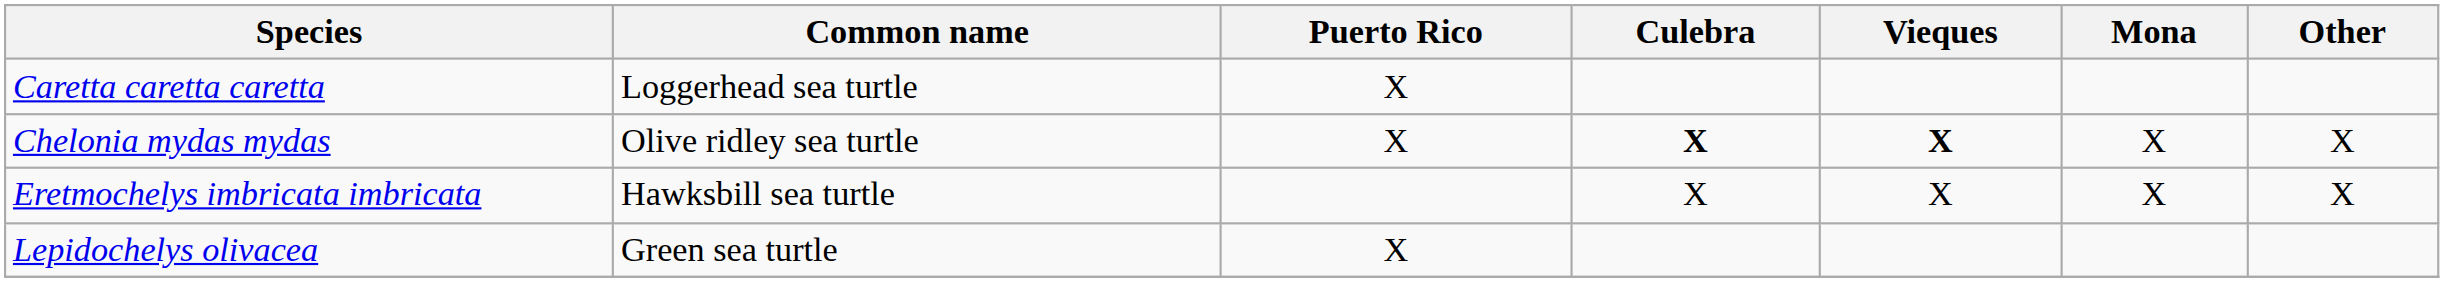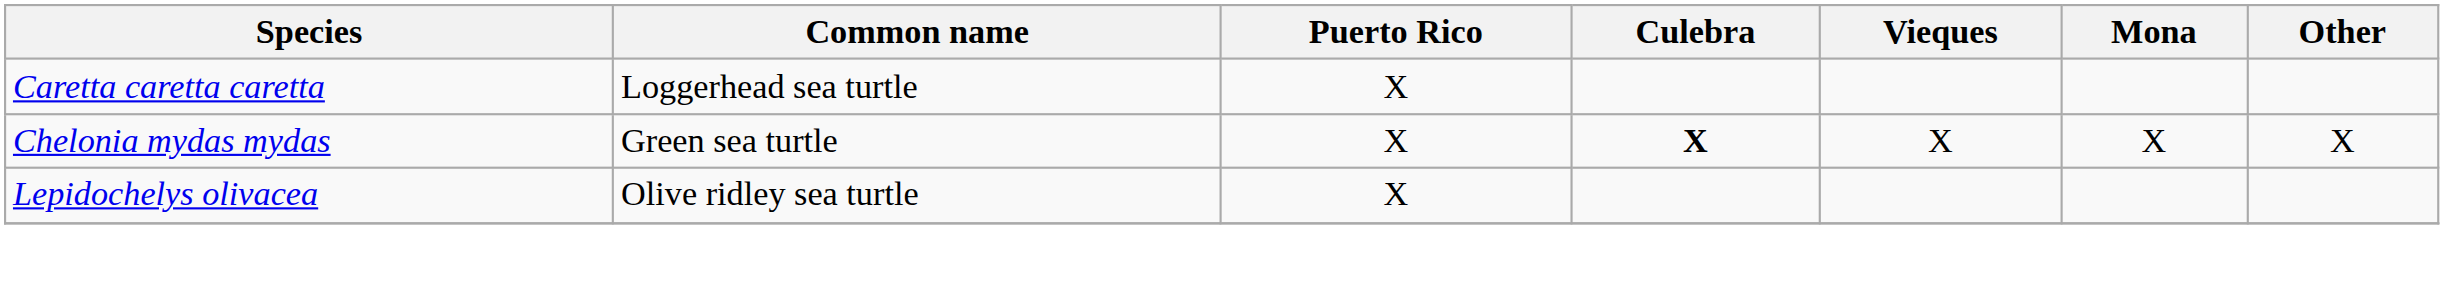(770, 140) Olive ridley sea turtle -> (729, 140) Green sea turtle
(1940, 140) bold -> (1940, 140) normal
- row: (247, 194)
(729, 248) Green sea turtle -> (770, 194) Olive ridley sea turtle
